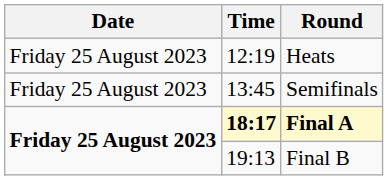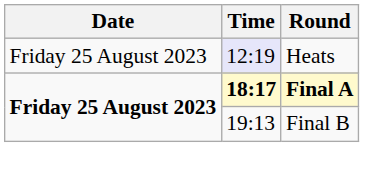(251, 55) no background -> (251, 55) lavender background
- row: (332, 89)
